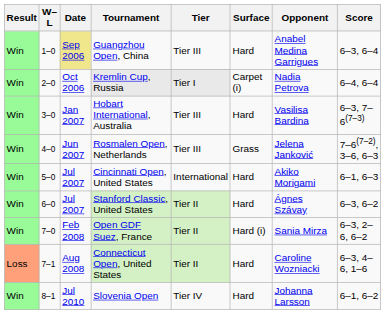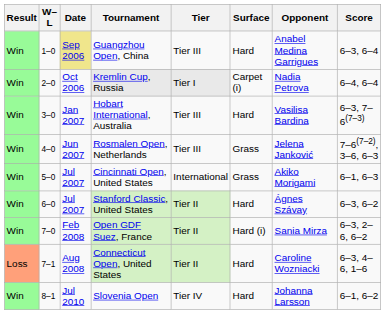(243, 177) Hard -> (246, 177) Grass
